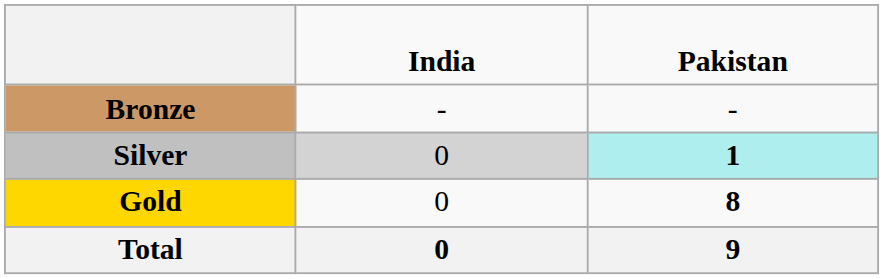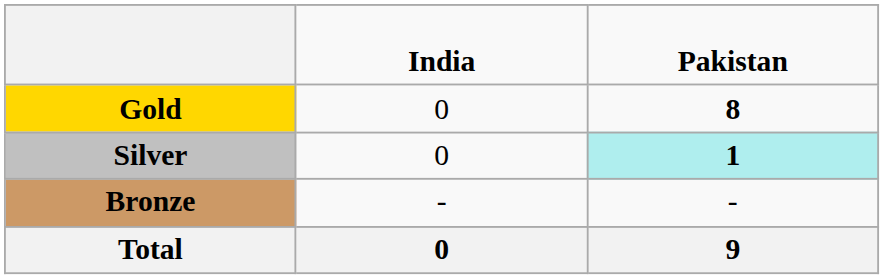rows swapped: (150, 202) <-> (150, 108)
(442, 155) lightgrey background -> (442, 155) no background
